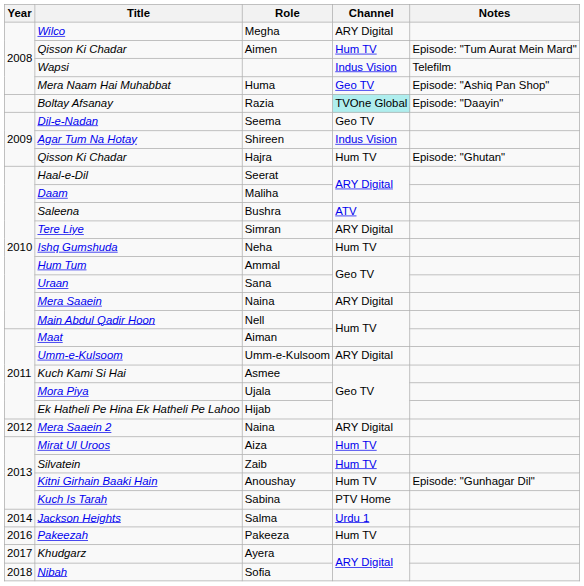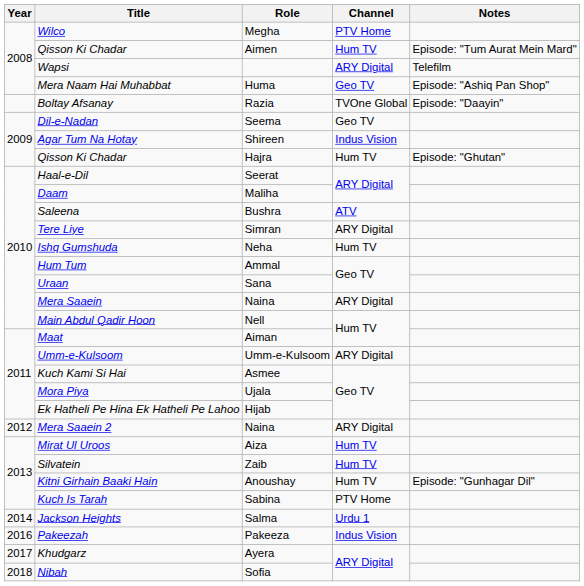(364, 31) ARY Digital -> (363, 31) PTV Home
(366, 67) Indus Vision -> (364, 67) ARY Digital
(371, 103) paleturquoise background -> (371, 103) no background
(356, 535) Hum TV -> (366, 535) Indus Vision
